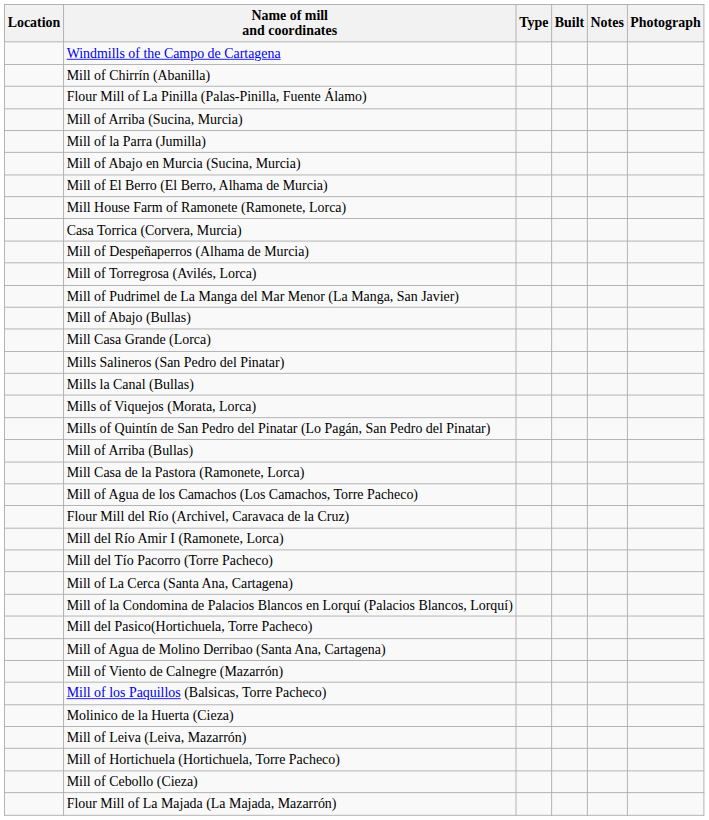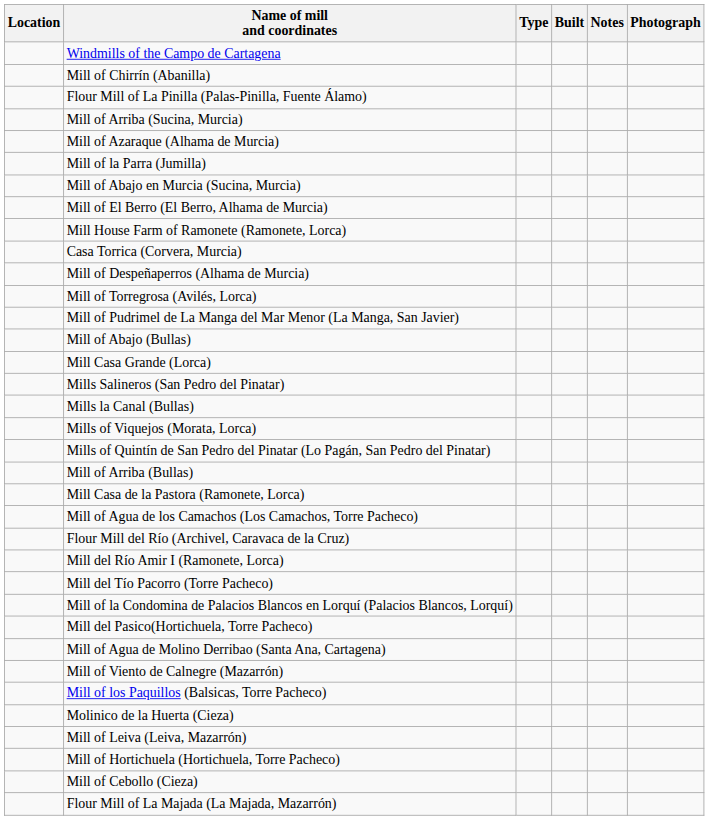+ row: (173, 141)
- row: (180, 583)
